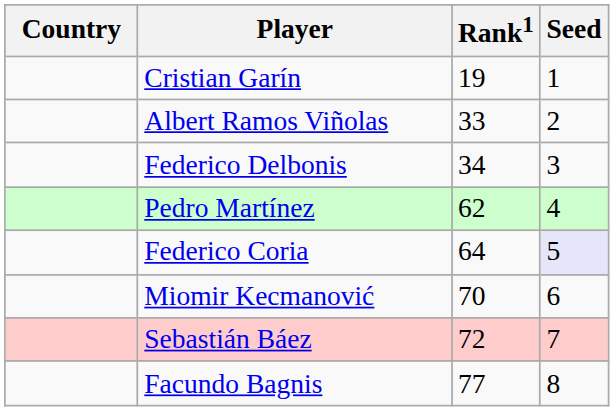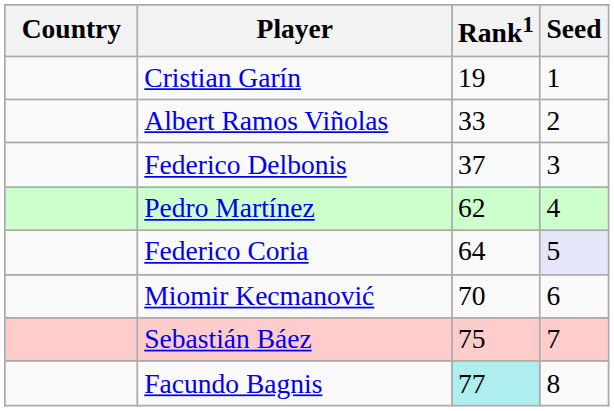(472, 164) 34 -> (472, 164) 37
(472, 339) 72 -> (472, 339) 75
(472, 382) no background -> (472, 382) paleturquoise background
